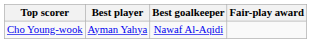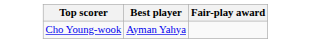- column: (188, 13)
